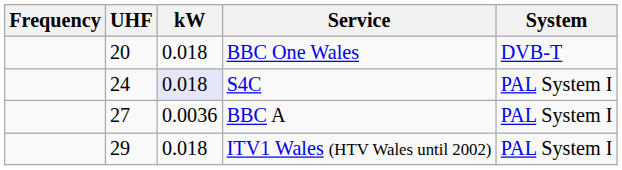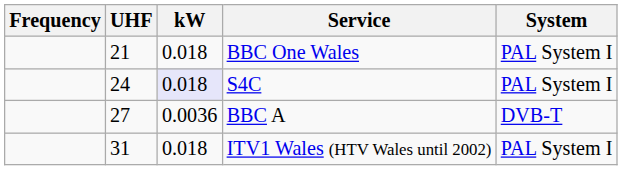(120, 52) 20 -> (120, 52) 21
(532, 52) DVB-T -> (557, 52) PAL System I
(557, 116) PAL System I -> (532, 116) DVB-T
(120, 148) 29 -> (120, 148) 31
